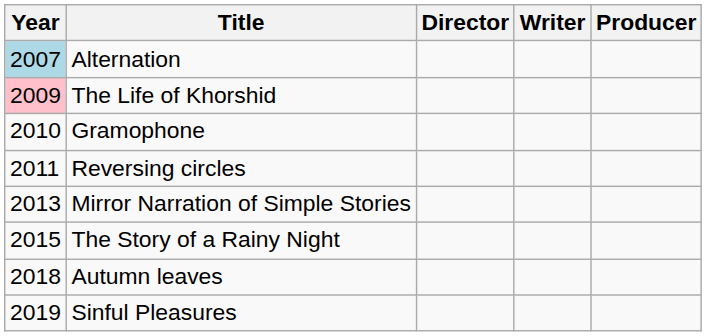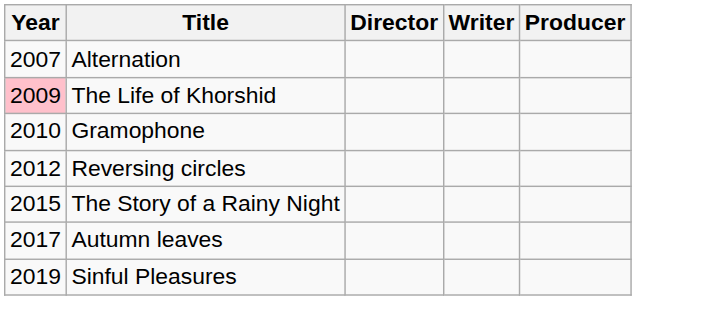(35, 58) lightblue background -> (35, 58) no background
(35, 167) 2011 -> (35, 167) 2012
- row: (241, 204)
(35, 276) 2018 -> (35, 240) 2017
